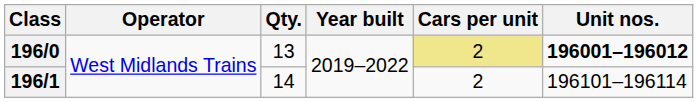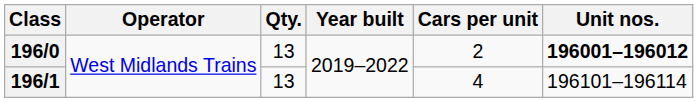(478, 50) khaki background -> (478, 50) no background
(284, 81) 14 -> (284, 81) 13
(478, 81) 2 -> (478, 81) 4
